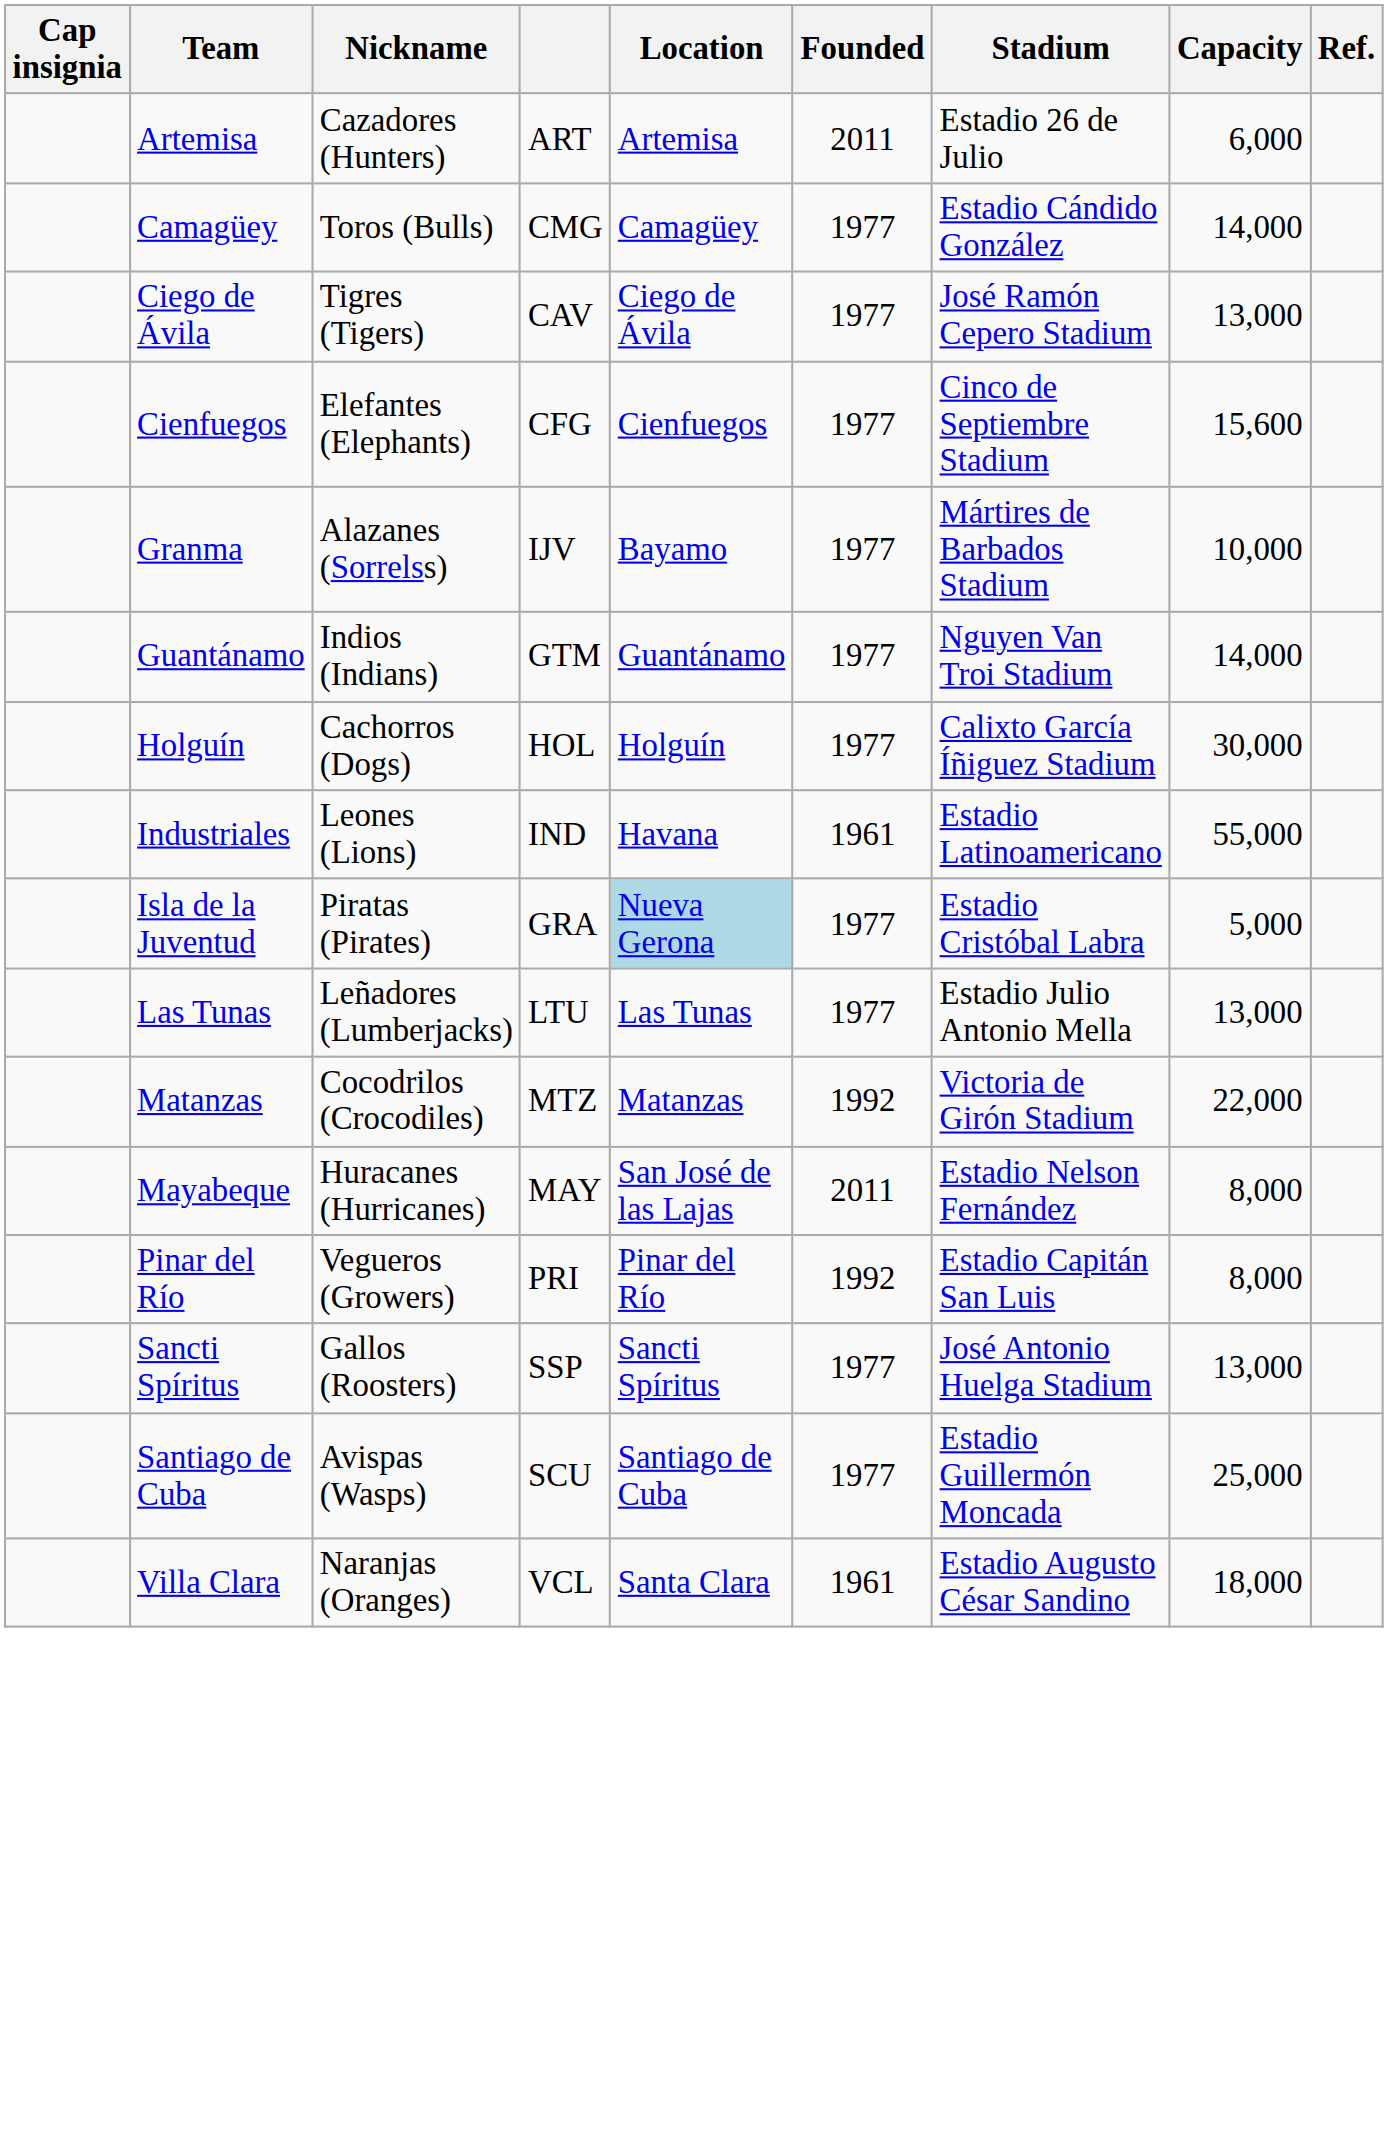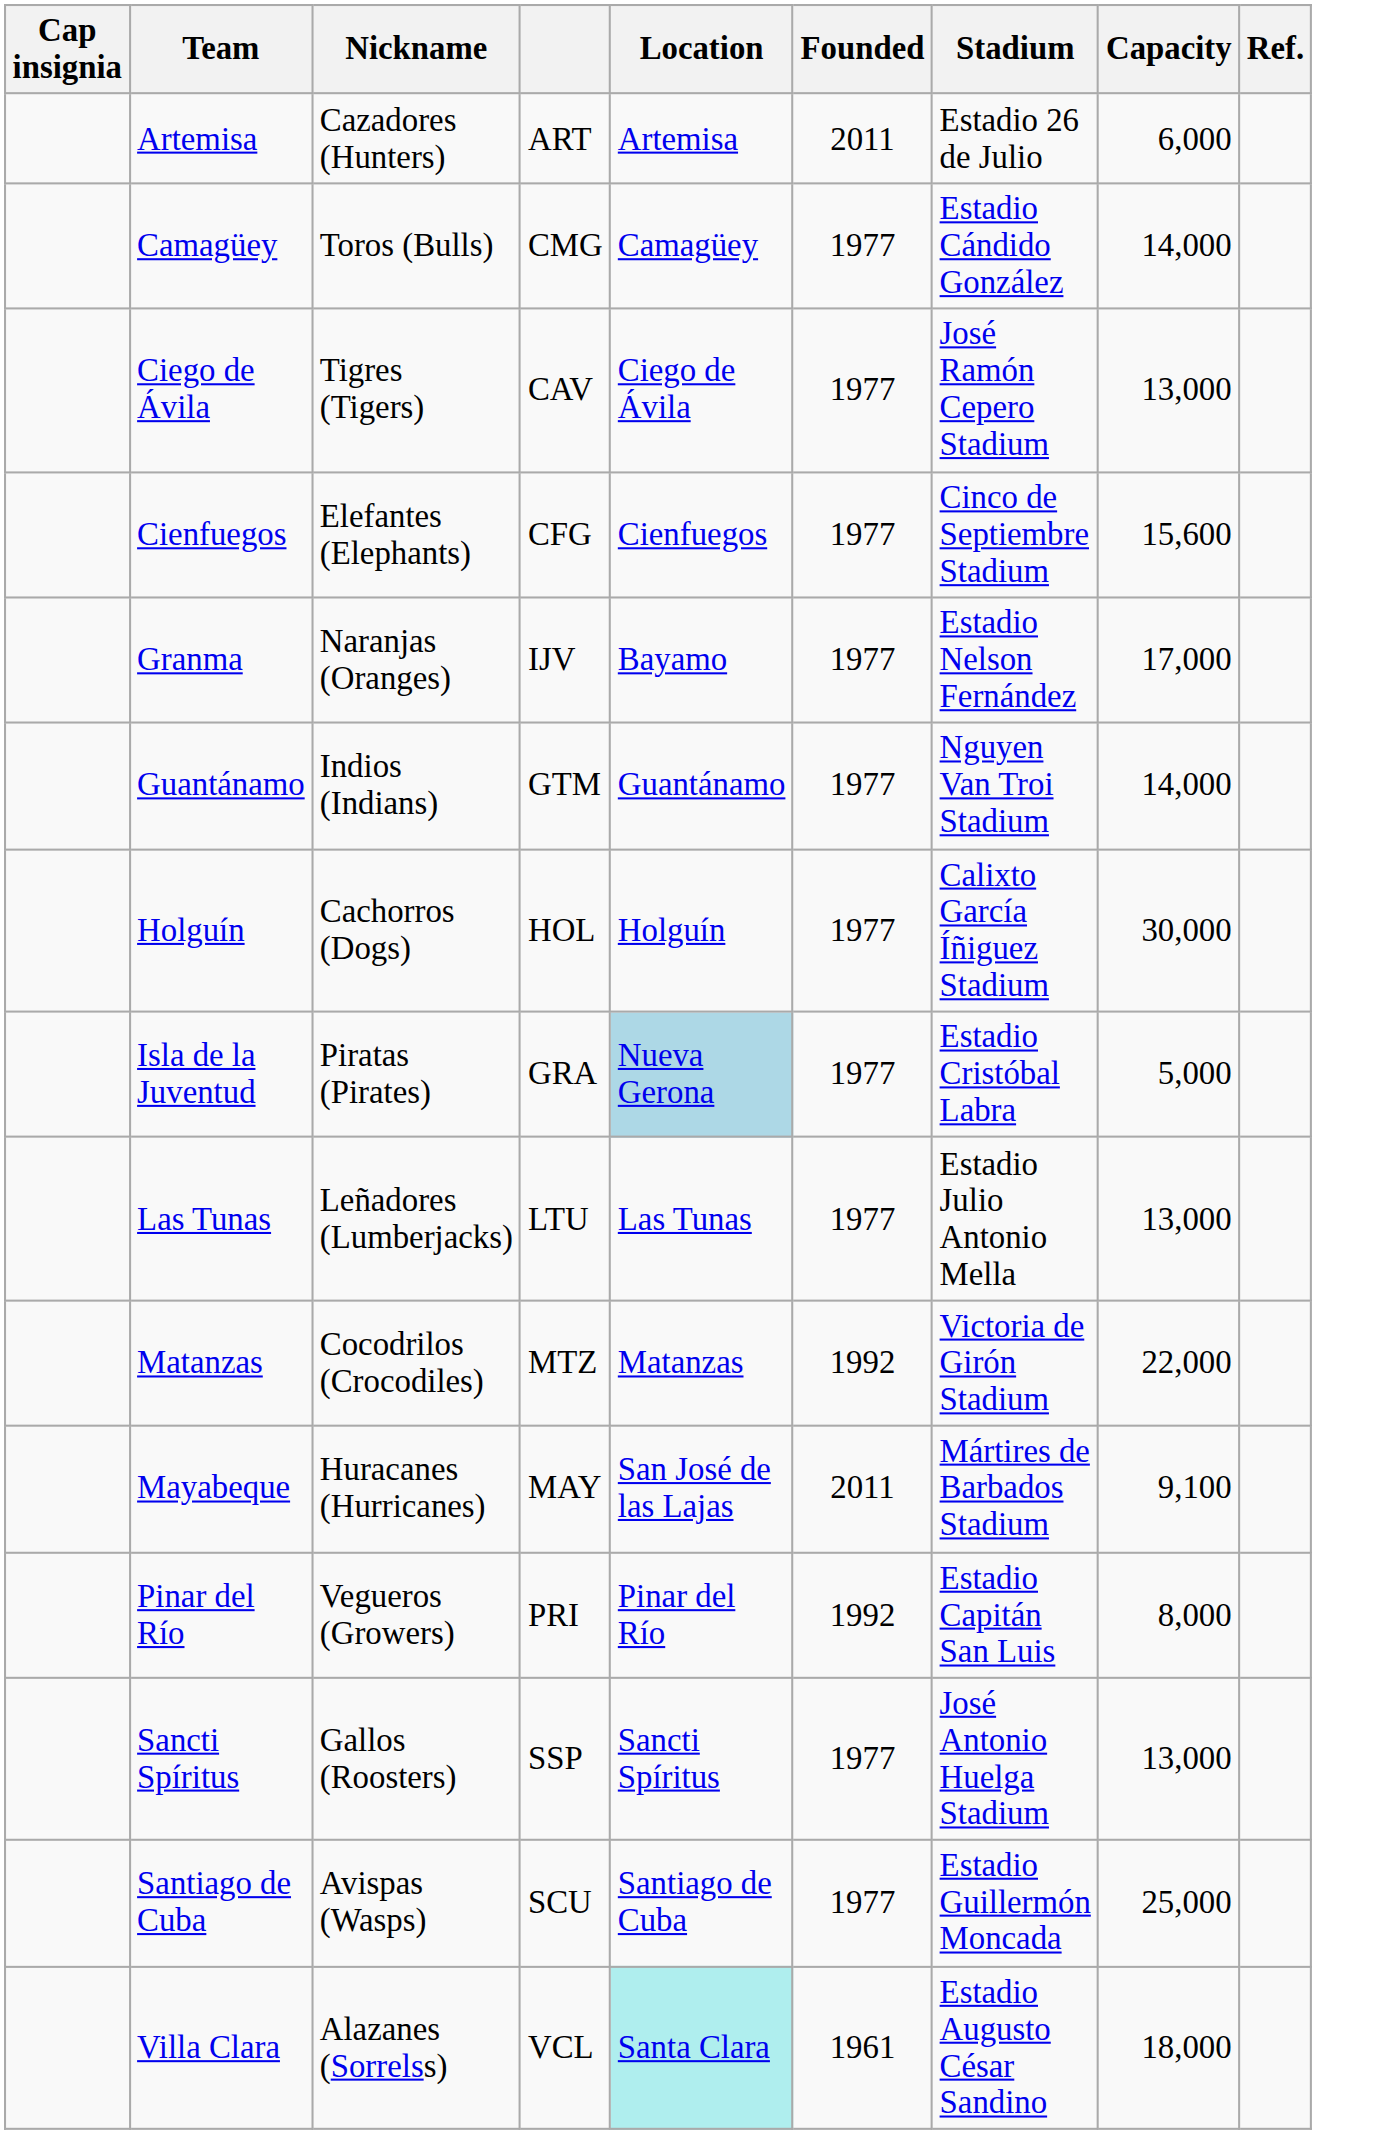(384, 548) Alazanes (Sorrelss) -> (385, 659) Naranjas (Oranges)
(1015, 548) Mártires de Barbados Stadium -> (1008, 659) Estadio Nelson Fernández
(1258, 548) 10,000 -> (1187, 659) 17,000
- row: (214, 834)
(1039, 1189) Estadio Nelson Fernández -> (1015, 1488) Mártires de Barbados Stadium
(1266, 1189) 8,000 -> (1195, 1488) 9,100
(385, 1582) Naranjas (Oranges) -> (384, 2046) Alazanes (Sorrelss)
(694, 1582) no background -> (694, 2046) paleturquoise background
